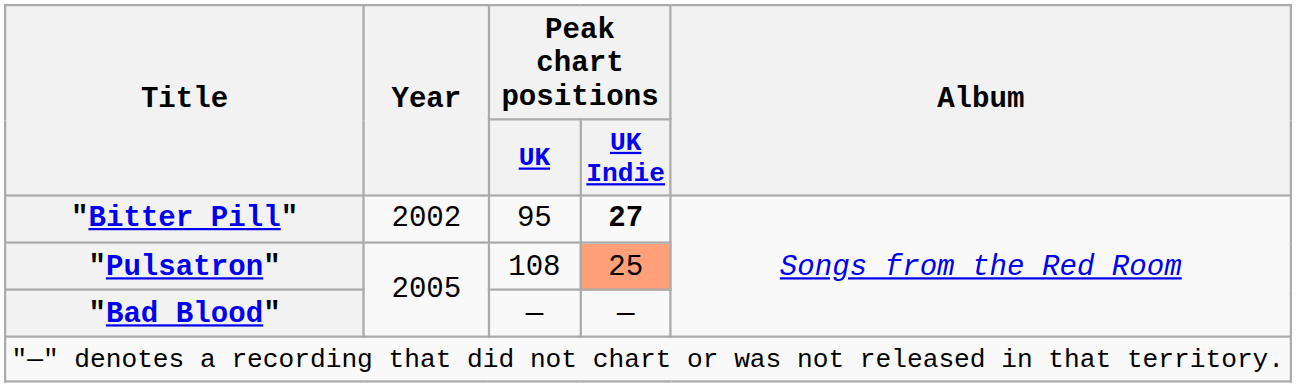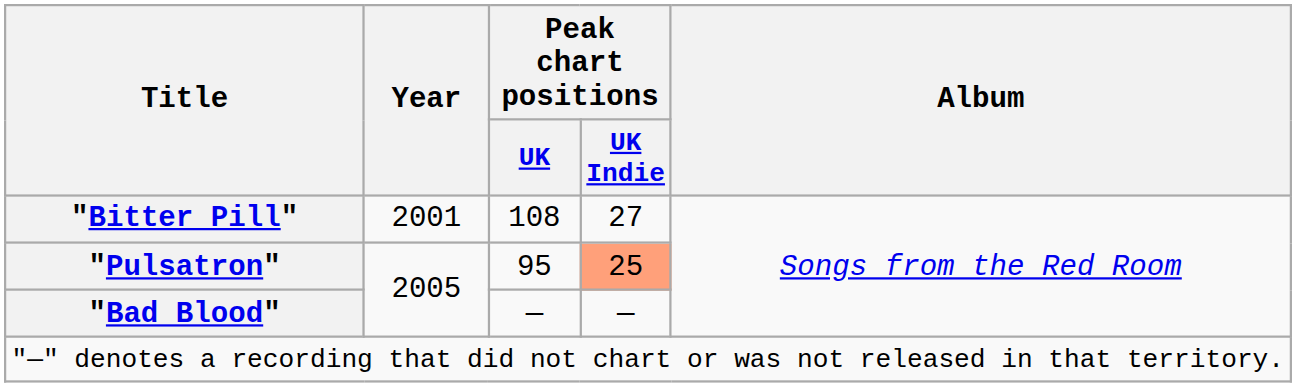(426, 219) 2002 -> (426, 219) 2001
(534, 219) 95 -> (534, 219) 108
(626, 219) bold -> (626, 219) normal
(534, 266) 108 -> (534, 266) 95
